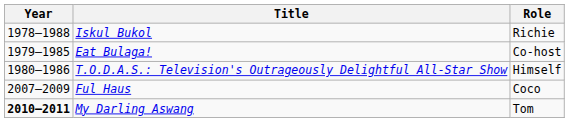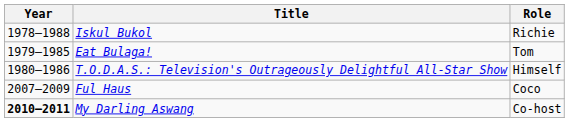(537, 52) Co-host -> (523, 52) Tom
(523, 108) Tom -> (537, 108) Co-host
